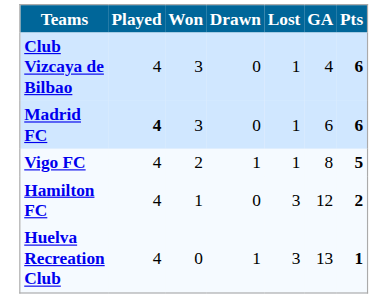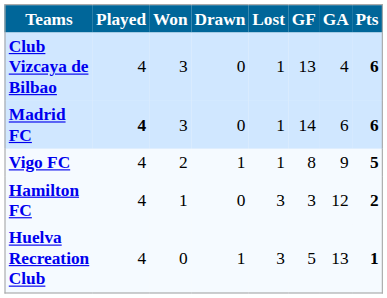+ column: (304, 18)
(329, 162) 8 -> (344, 162) 9
